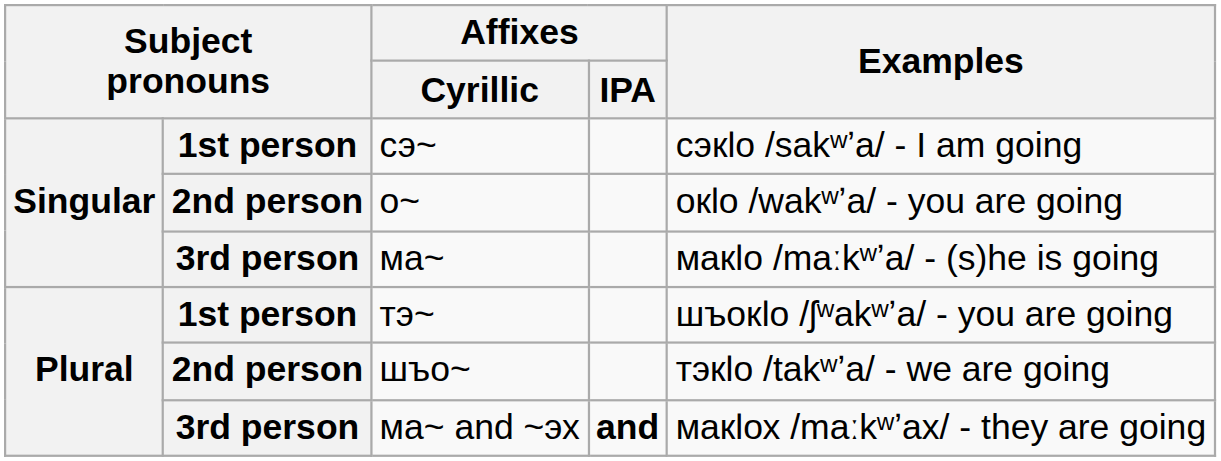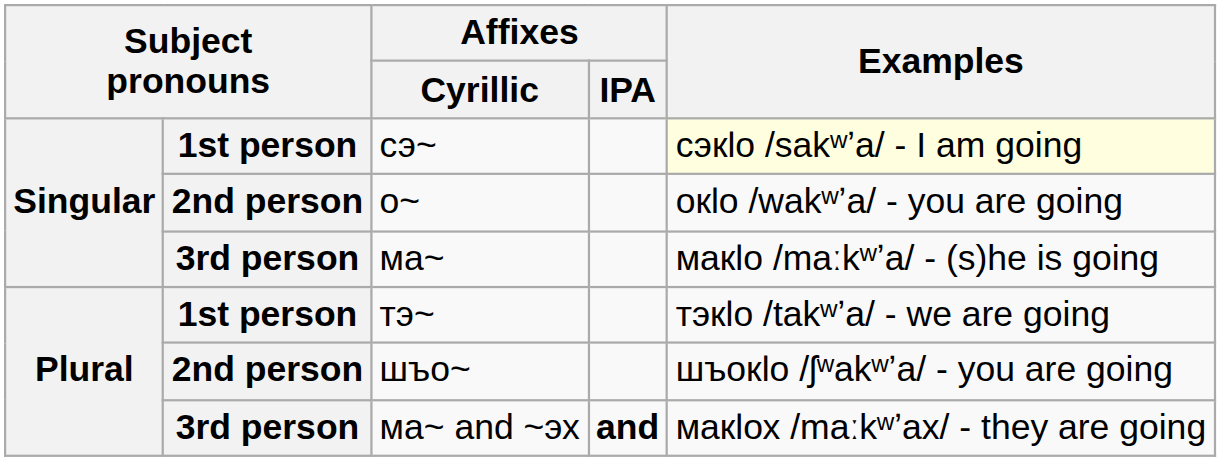(879, 145) no background -> (879, 145) lightyellow background
(924, 314) шъокӏо /ʃʷakʷʼa/ - you are going -> (893, 314) тэкӏо /takʷʼa/ - we are going
(893, 370) тэкӏо /takʷʼa/ - we are going -> (924, 370) шъокӏо /ʃʷakʷʼa/ - you are going
